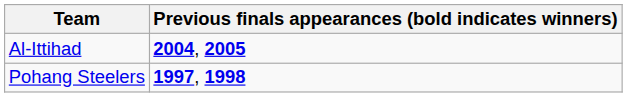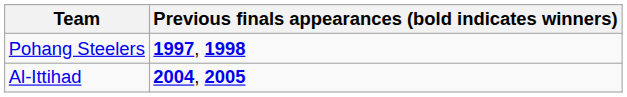rows swapped: (45, 48) <-> (77, 77)
